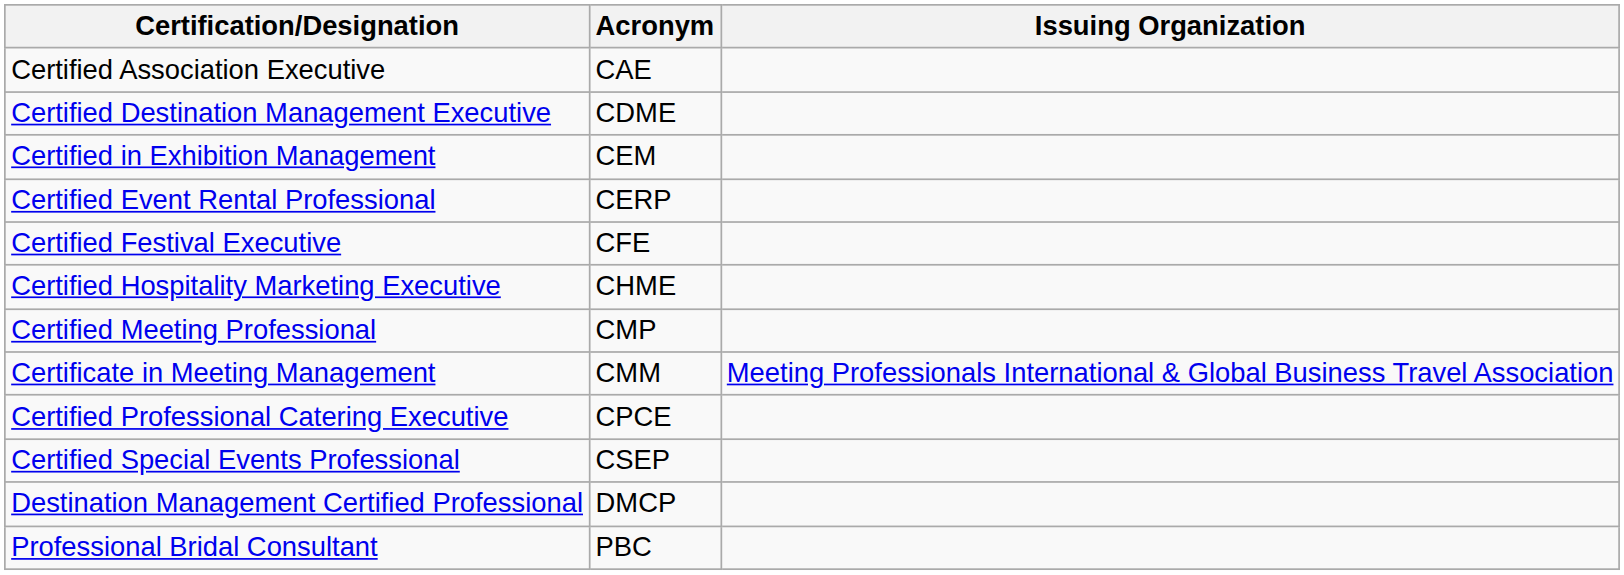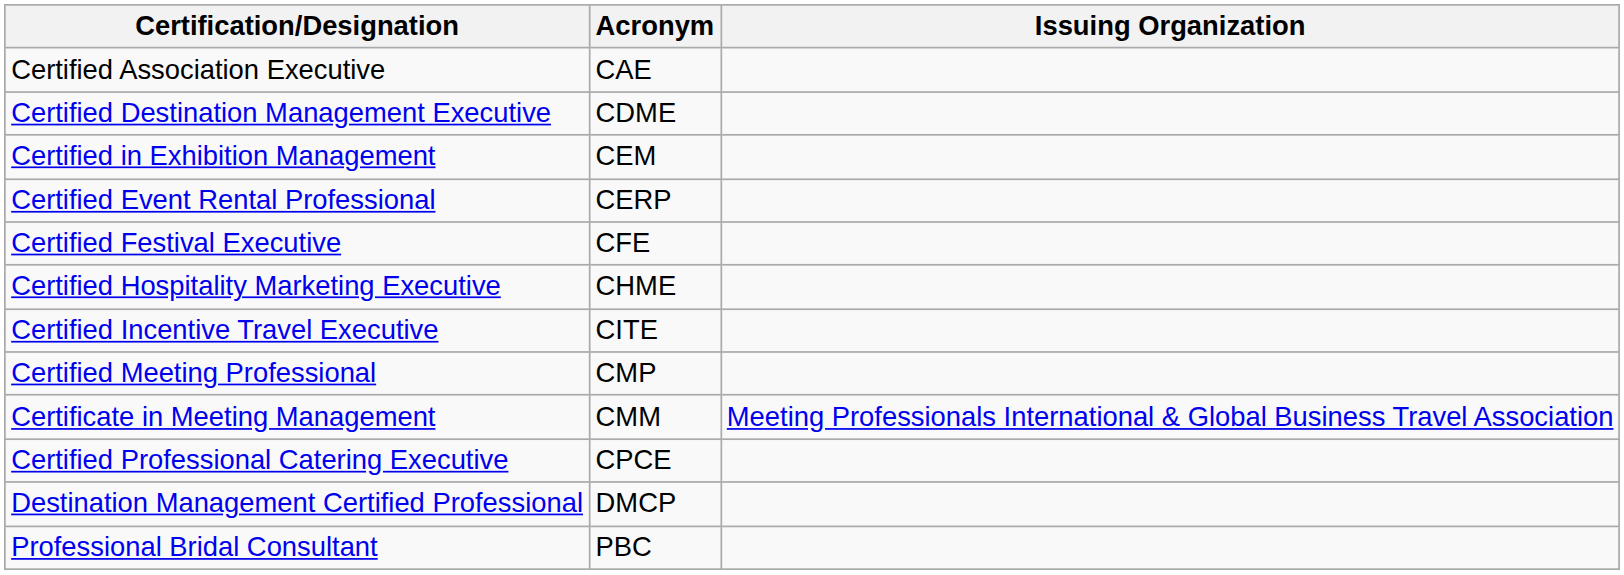+ row: (225, 329)
- row: (235, 460)
